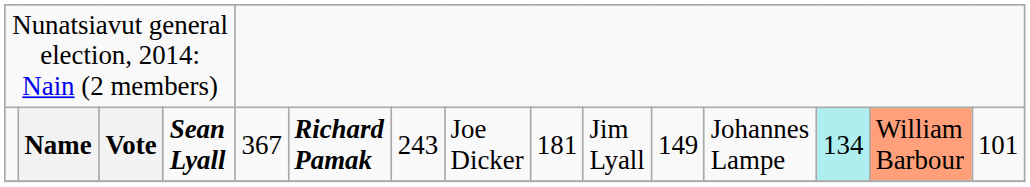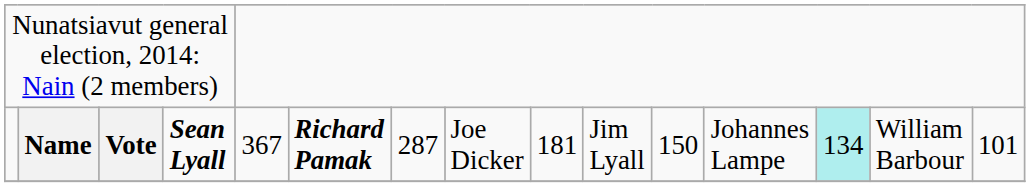(418, 144) 243 -> (418, 144) 287
(678, 144) 149 -> (678, 144) 150
(920, 144) lightsalmon background -> (920, 144) no background
